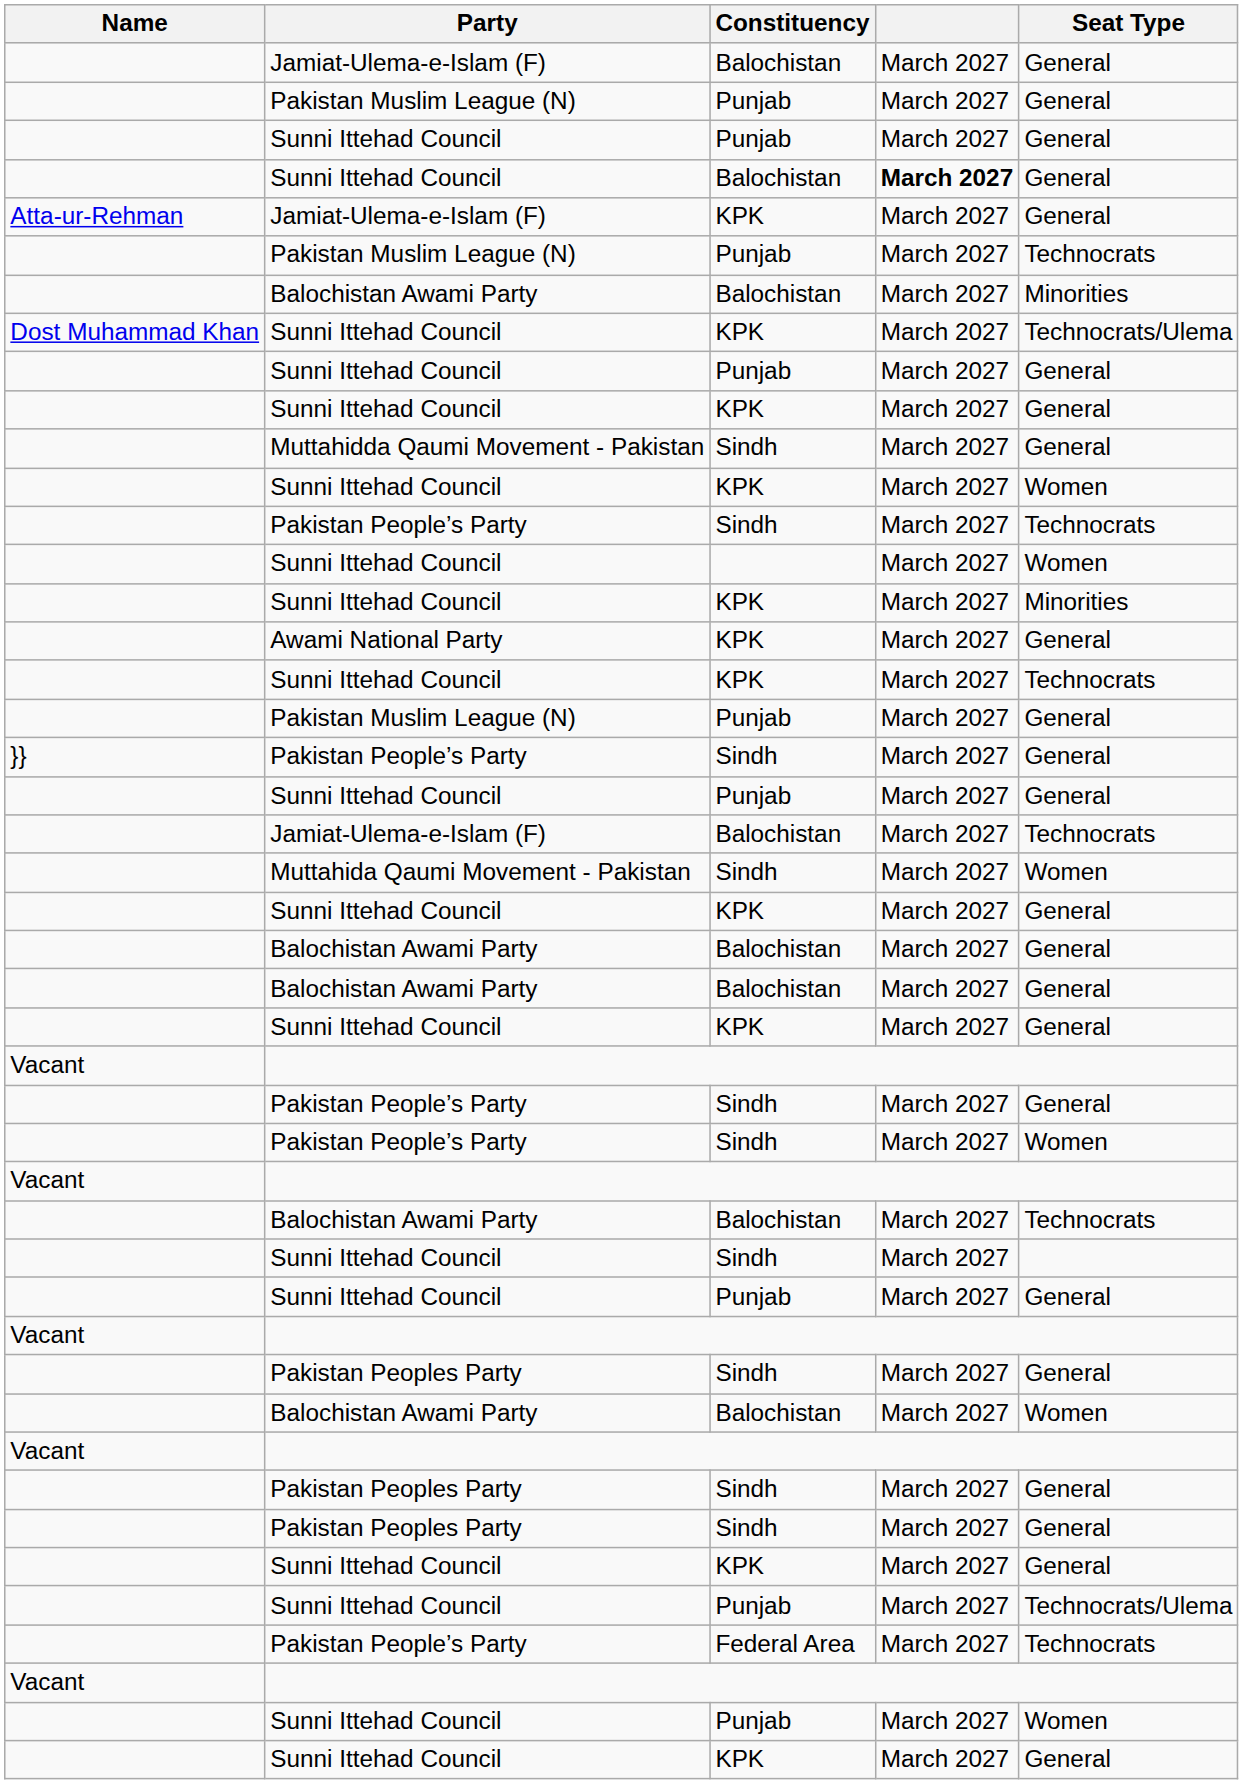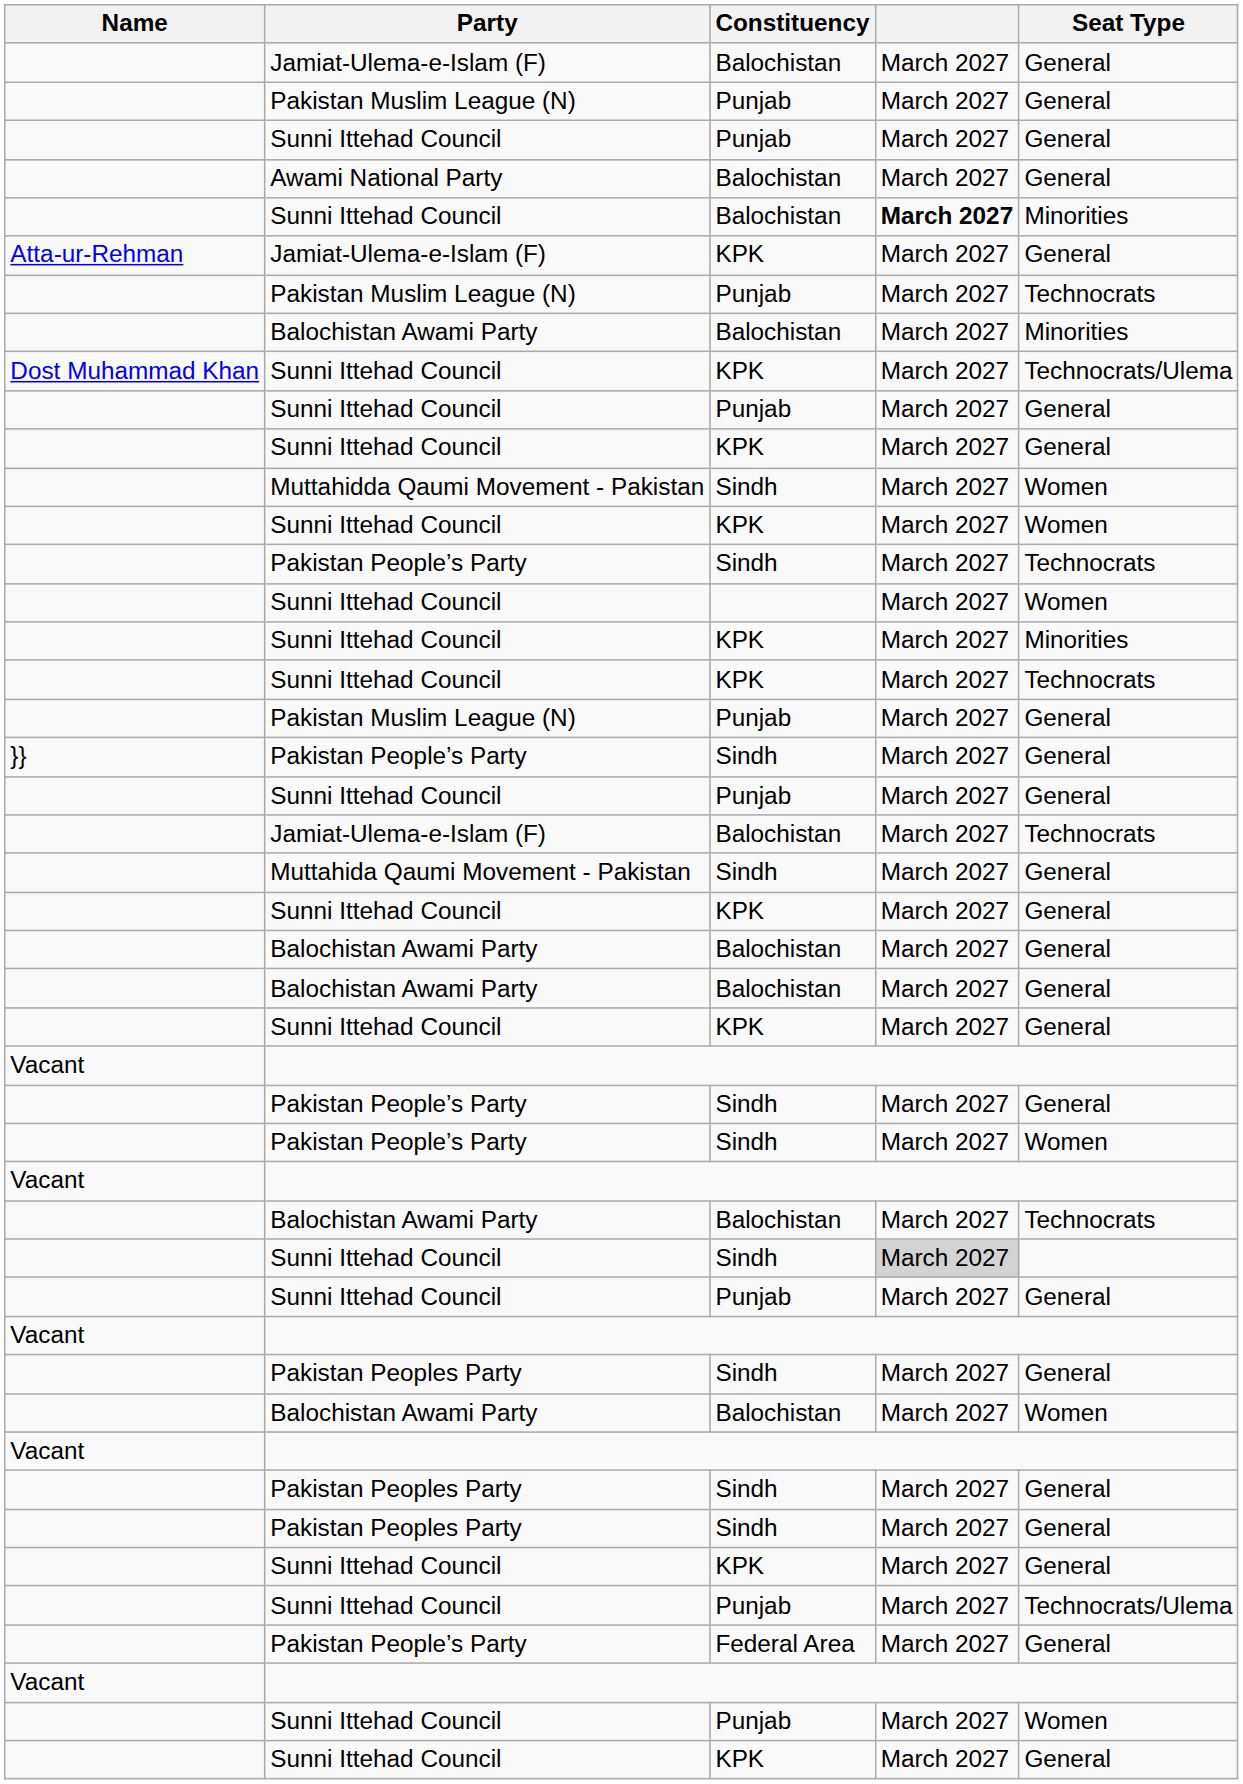+ row: (386, 178)
(1068, 178) General -> (1076, 216) Minorities
(1068, 448) General -> (1066, 486) Women
- row: (386, 640)
(1066, 872) Women -> (1068, 872) General
(945, 1258) no background -> (945, 1258) lightgrey background
(1090, 1643) Technocrats -> (1068, 1643) General
